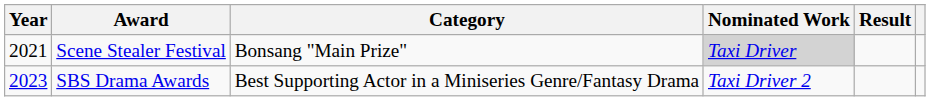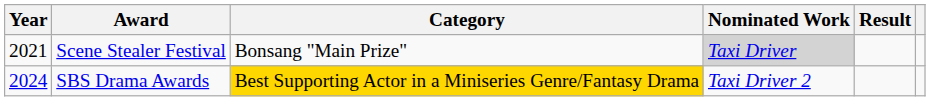(28, 80) 2023 -> (28, 80) 2024
(467, 80) no background -> (467, 80) gold background
